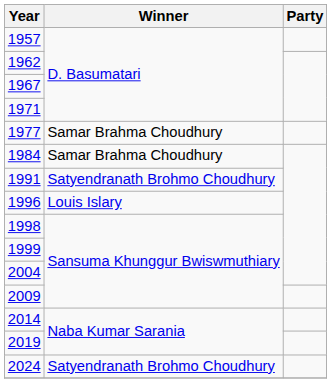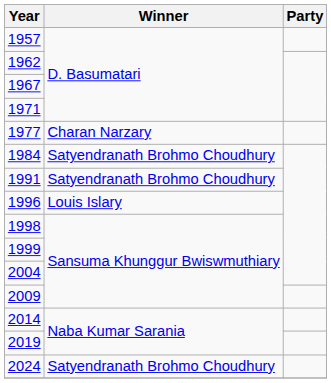(135, 132) Samar Brahma Choudhury -> (99, 132) Charan Narzary
(135, 156) Samar Brahma Choudhury -> (161, 156) Satyendranath Brohmo Choudhury
